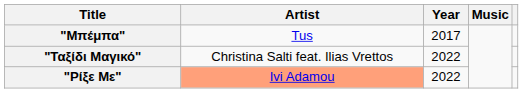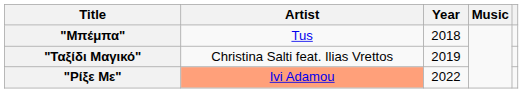(446, 35) 2017 -> (446, 35) 2018
(446, 56) 2022 -> (446, 56) 2019
